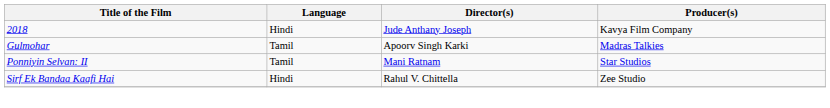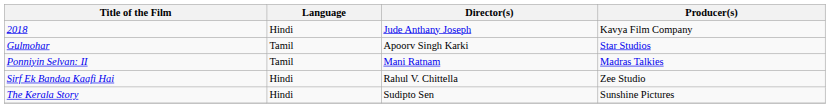(632, 45) Madras Talkies -> (625, 45) Star Studios
(625, 62) Star Studios -> (632, 62) Madras Talkies
+ row: (43, 95)
